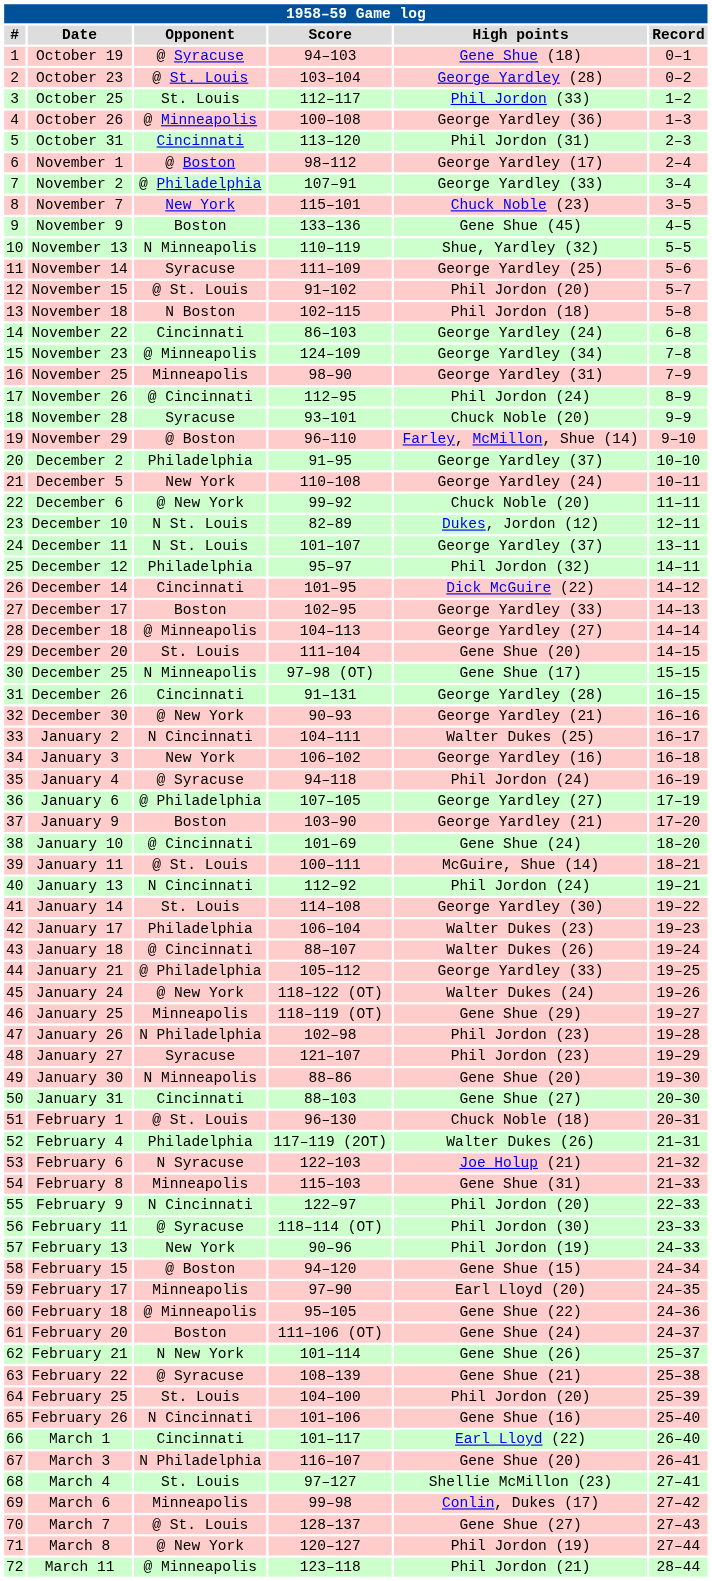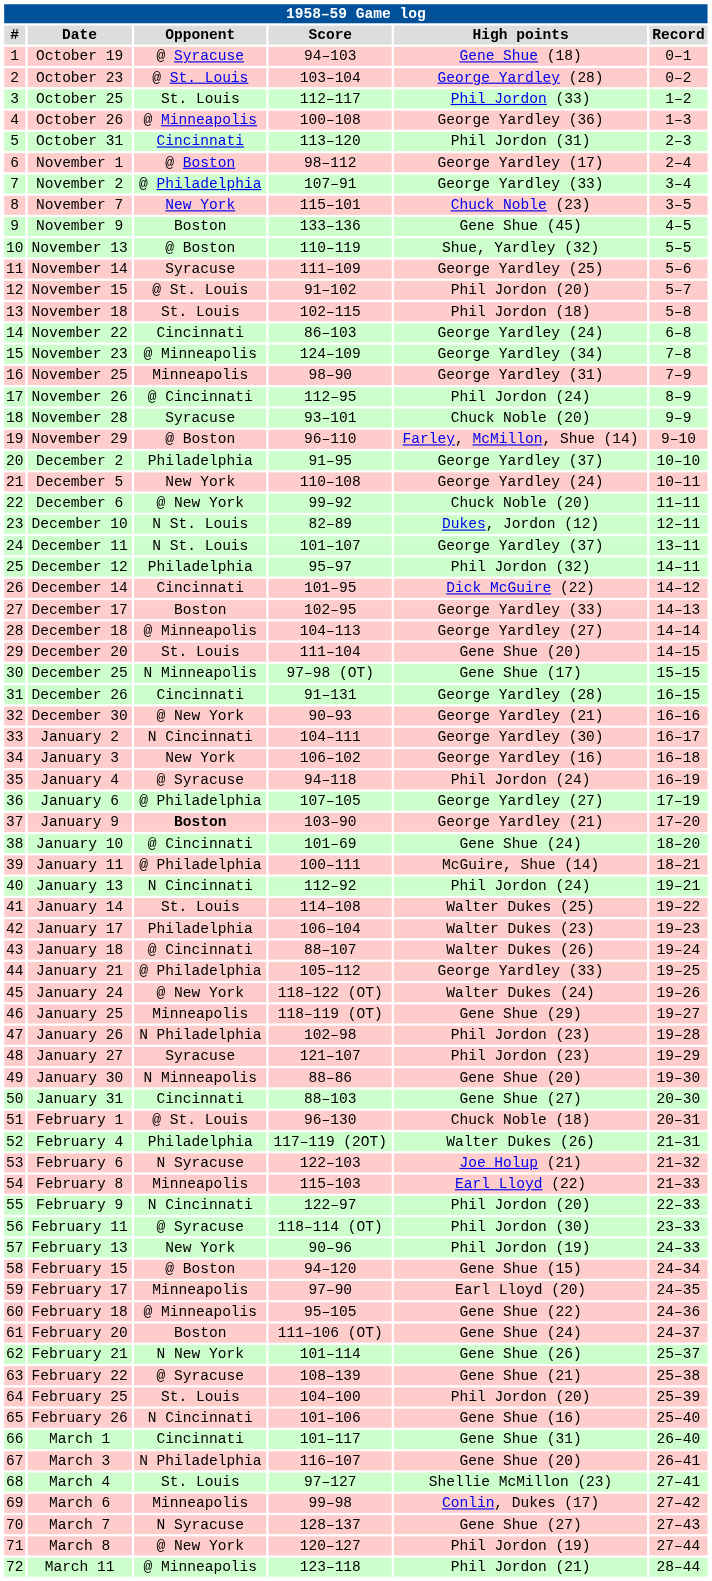(200, 247) N Minneapolis -> (200, 247) @ Boston
(200, 311) N Boston -> (200, 311) St. Louis
(521, 737) Walter Dukes (25) -> (521, 737) George Yardley (30)
(200, 822) normal -> (200, 822) bold
(200, 864) @ St. Louis -> (200, 864) @ Philadelphia
(521, 907) George Yardley (30) -> (521, 907) Walter Dukes (25)
(521, 1184) Gene Shue (31) -> (521, 1184) Earl Lloyd (22)
(521, 1439) Earl Lloyd (22) -> (521, 1439) Gene Shue (31)
(200, 1524) @ St. Louis -> (200, 1524) N Syracuse
